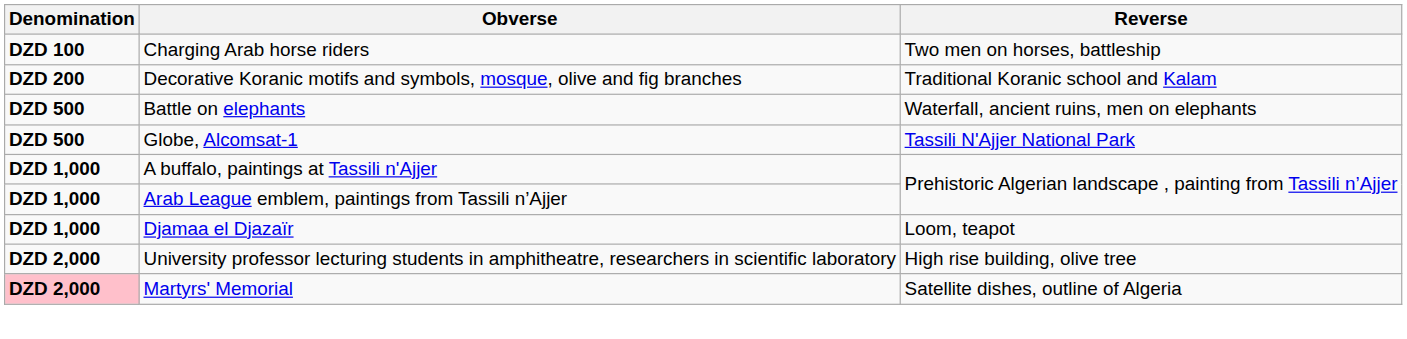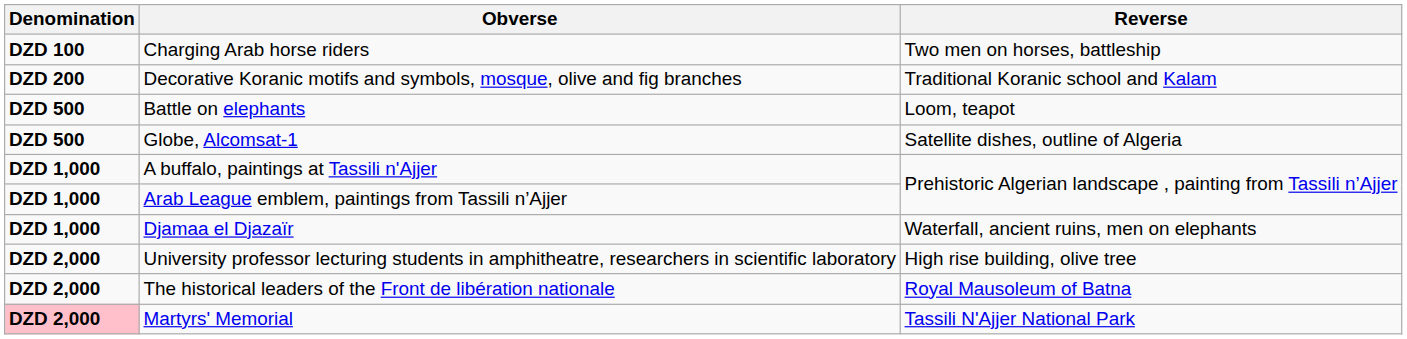(1081, 109) Waterfall, ancient ruins, men on elephants -> (960, 109) Loom, teapot
(1020, 139) Tassili N'Ajjer National Park -> (1043, 139) Satellite dishes, outline of Algeria
(960, 229) Loom, teapot -> (1081, 229) Waterfall, ancient ruins, men on elephants
+ row: (379, 288)
(1043, 288) Satellite dishes, outline of Algeria -> (1020, 318) Tassili N'Ajjer National Park
